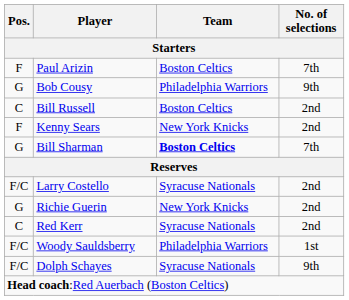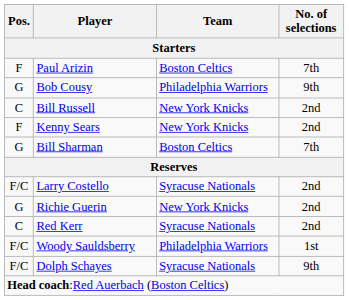(196, 107) Boston Celtics -> (204, 107) New York Knicks
(197, 147) bold -> (196, 147) normal
